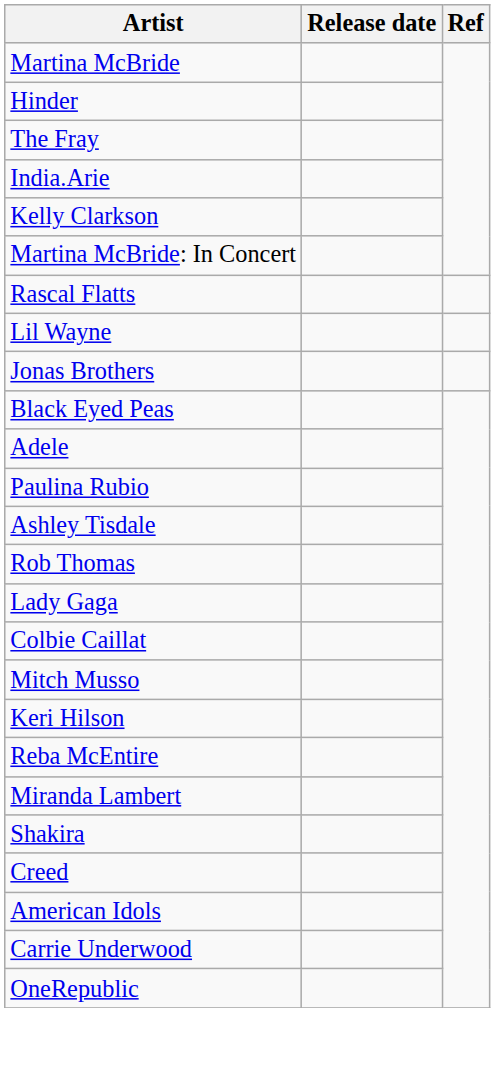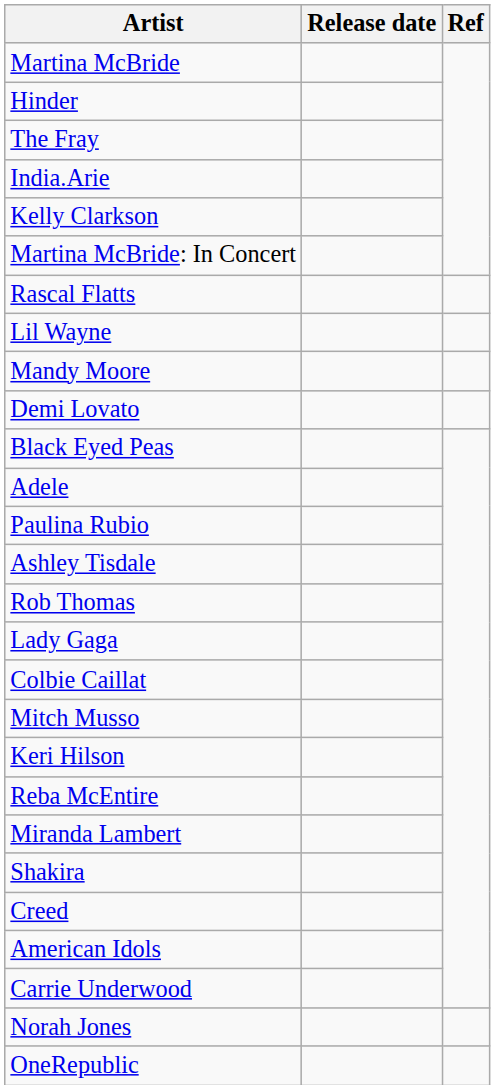- row: (82, 370)
+ row: (80, 370)
+ row: (75, 409)
+ row: (71, 1026)
